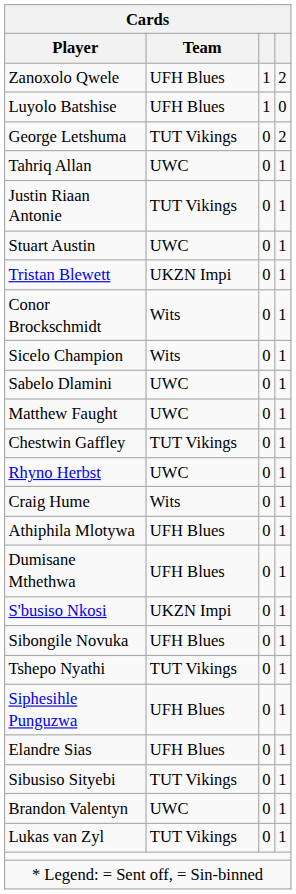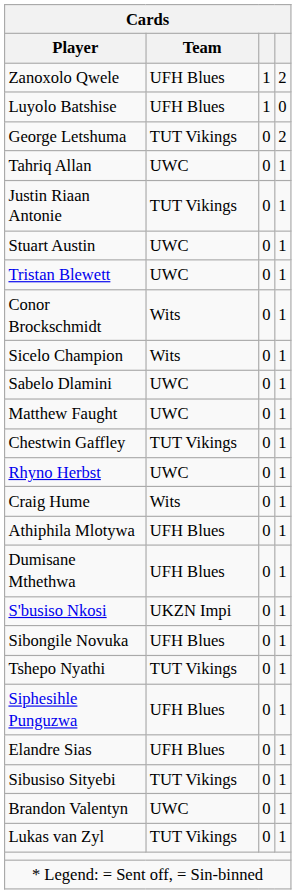(191, 275) UKZN Impi -> (169, 275) UWC
